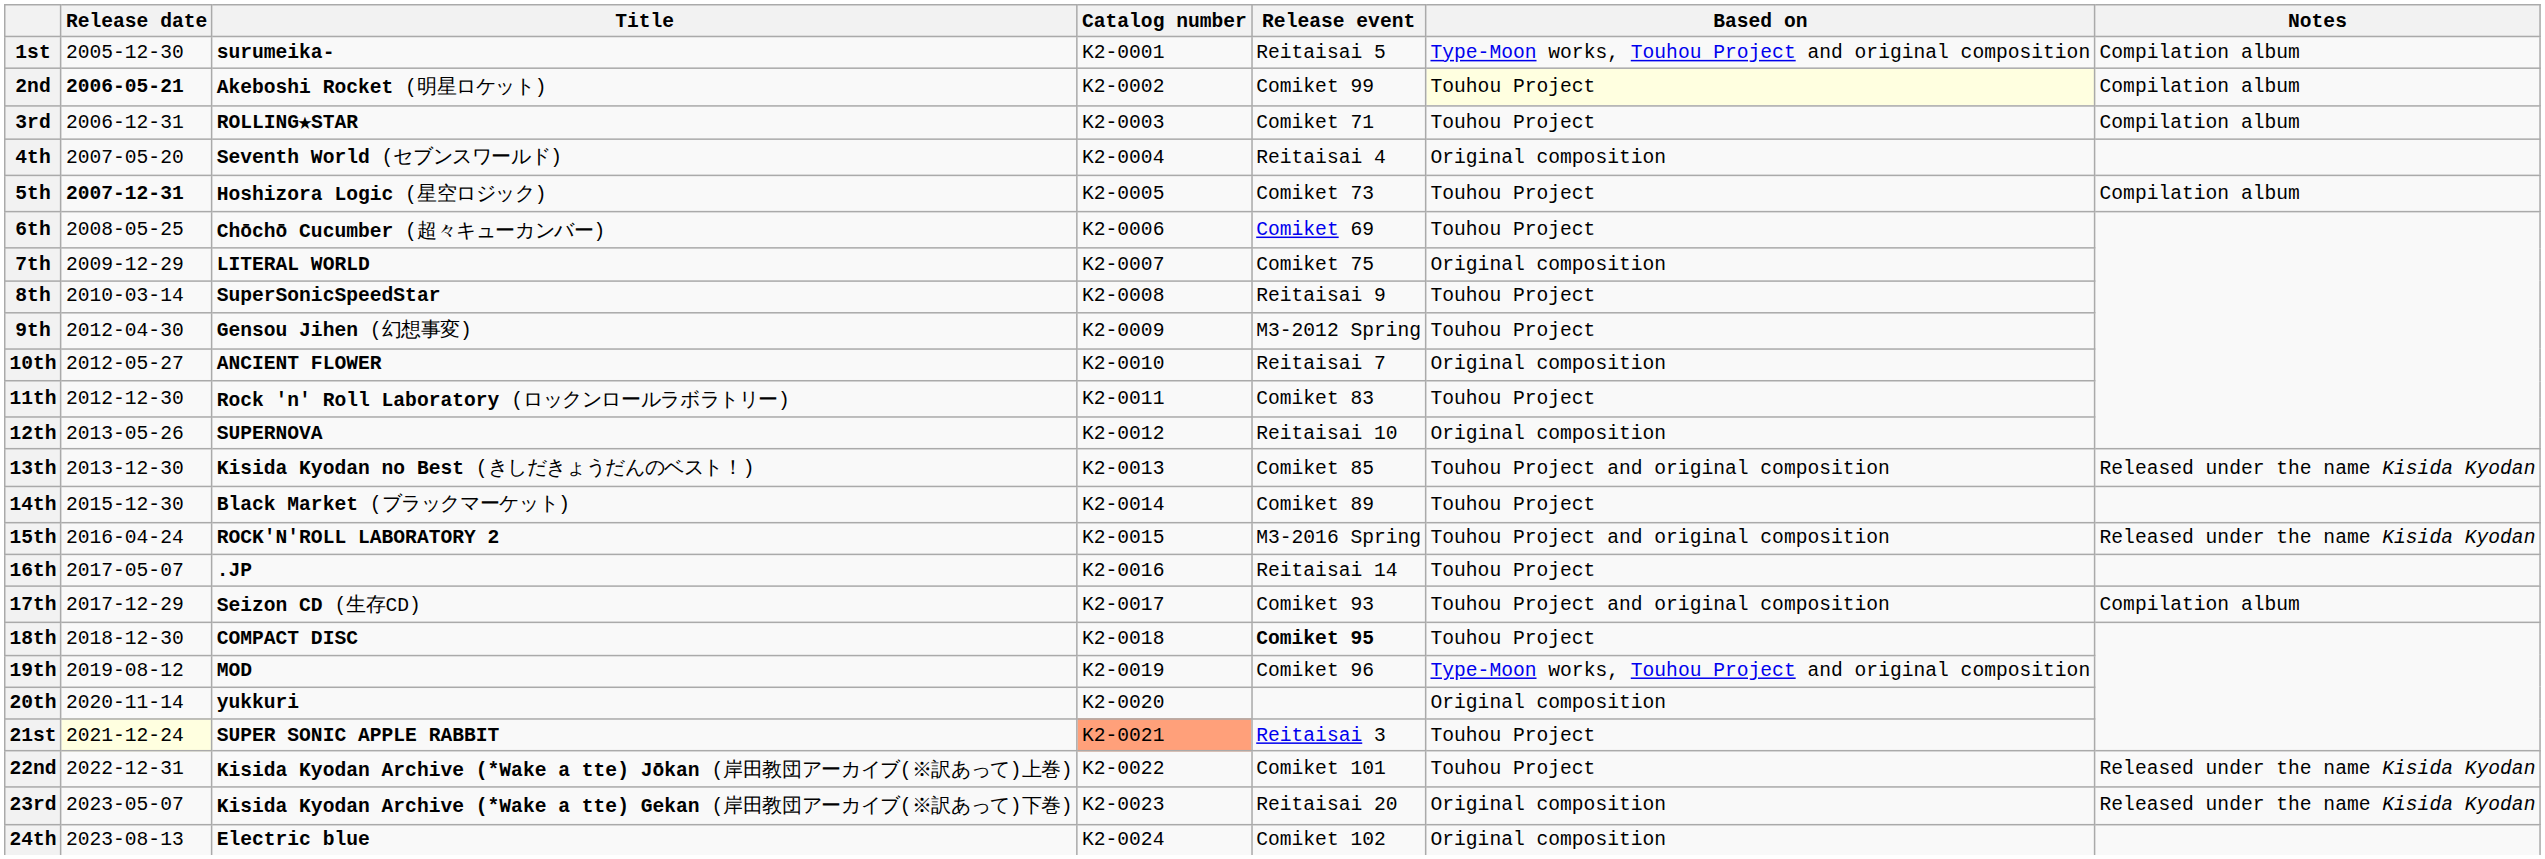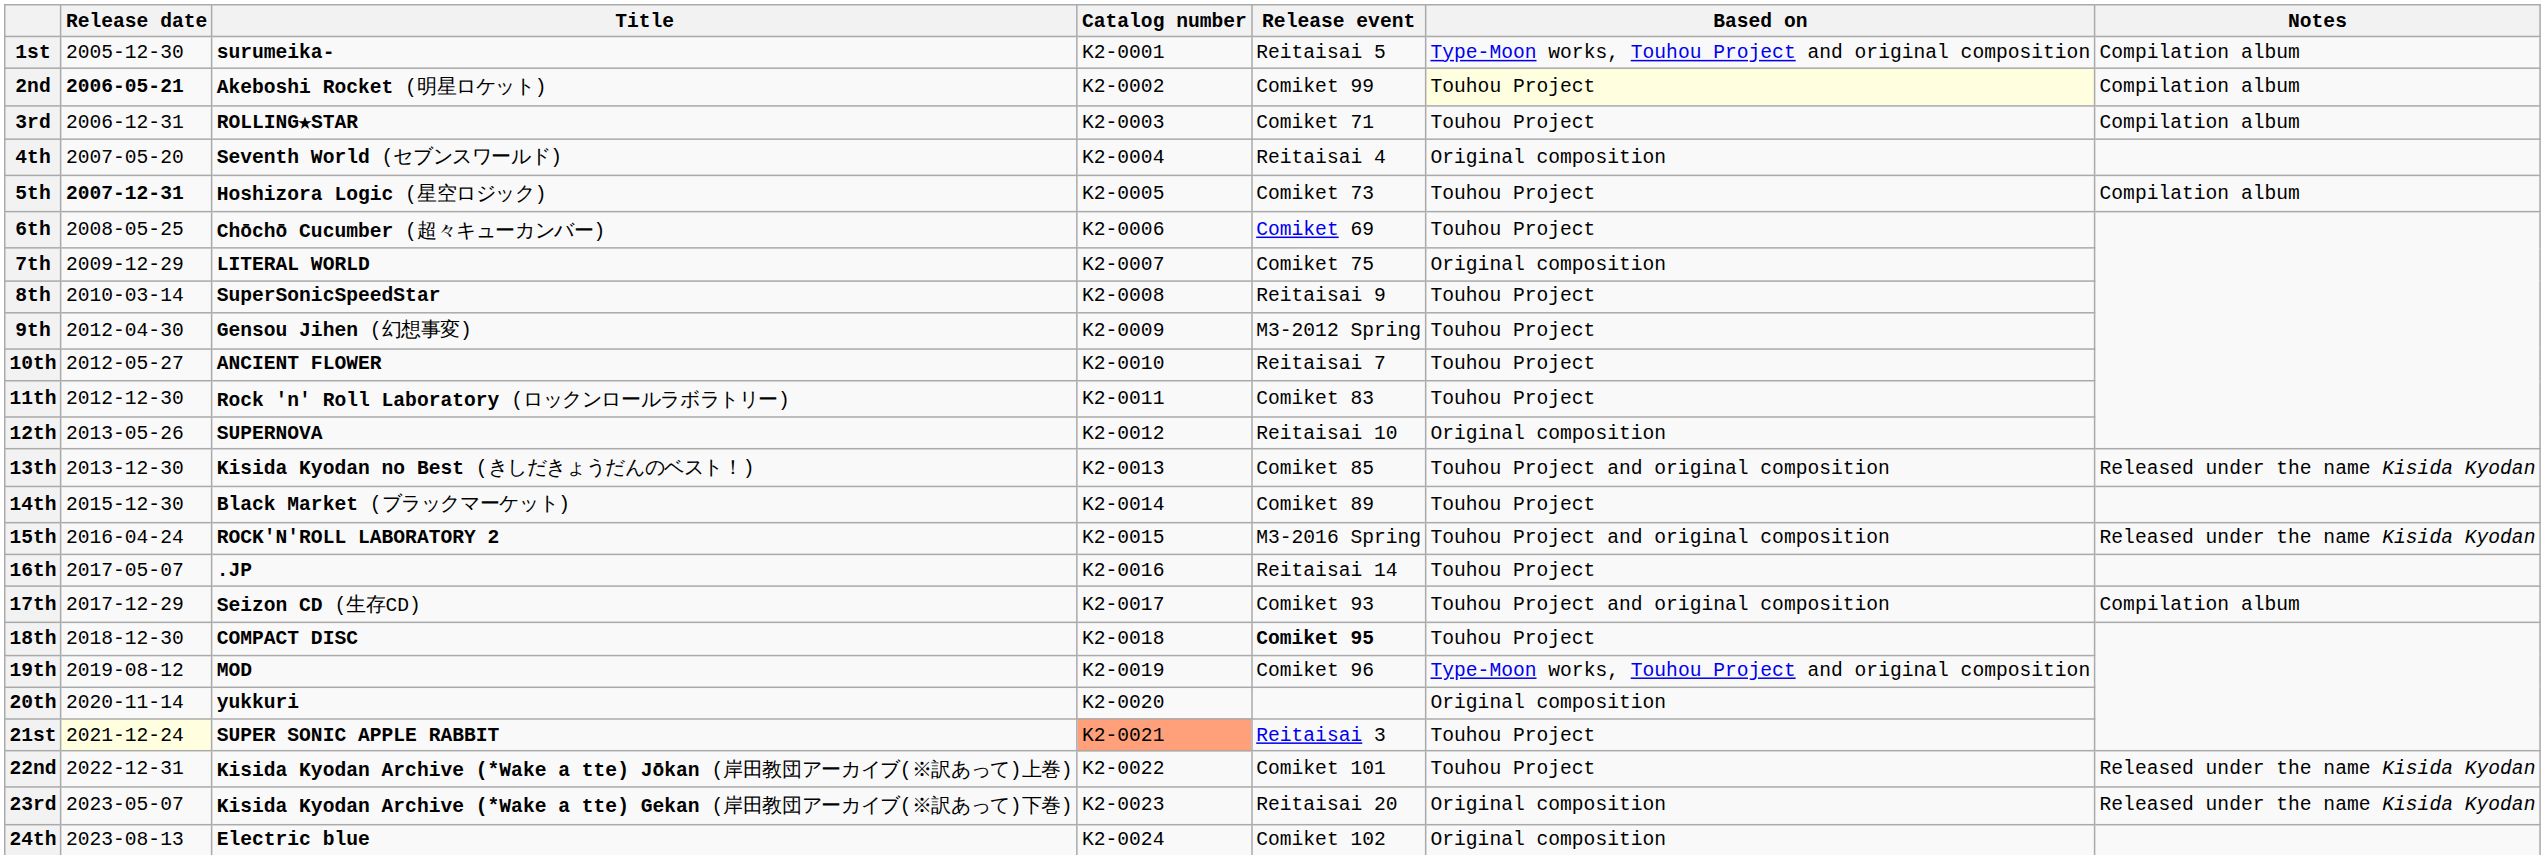(1548, 365) Original composition -> (1513, 365) Touhou Project
